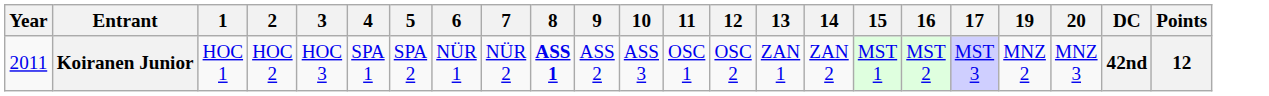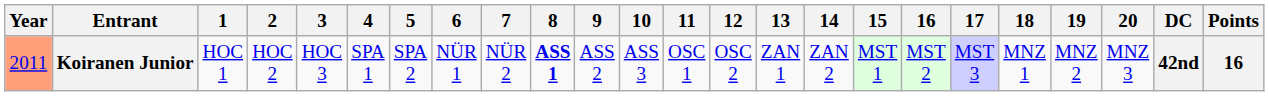+ column: (1025, 19)
(28, 62) no background -> (28, 62) lightsalmon background
(1182, 62) 12 -> (1233, 62) 16
